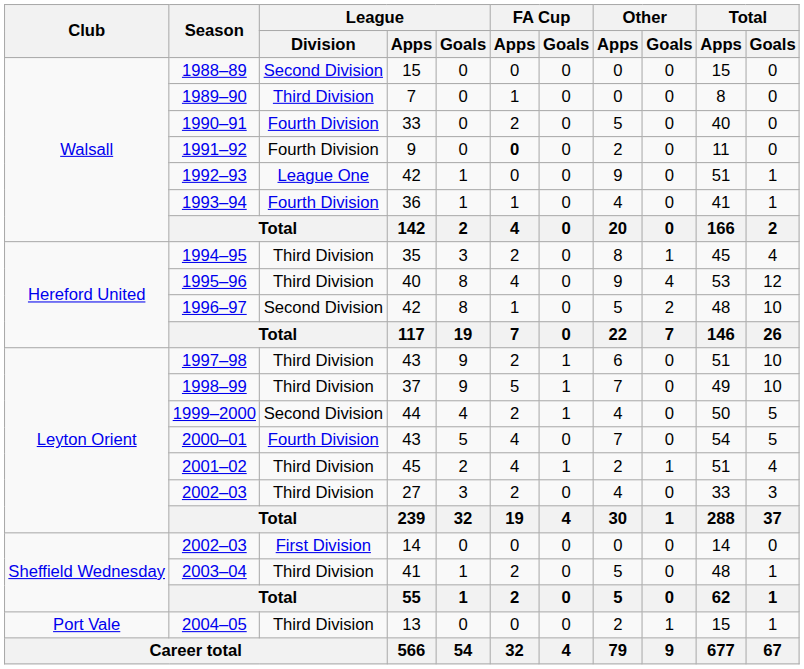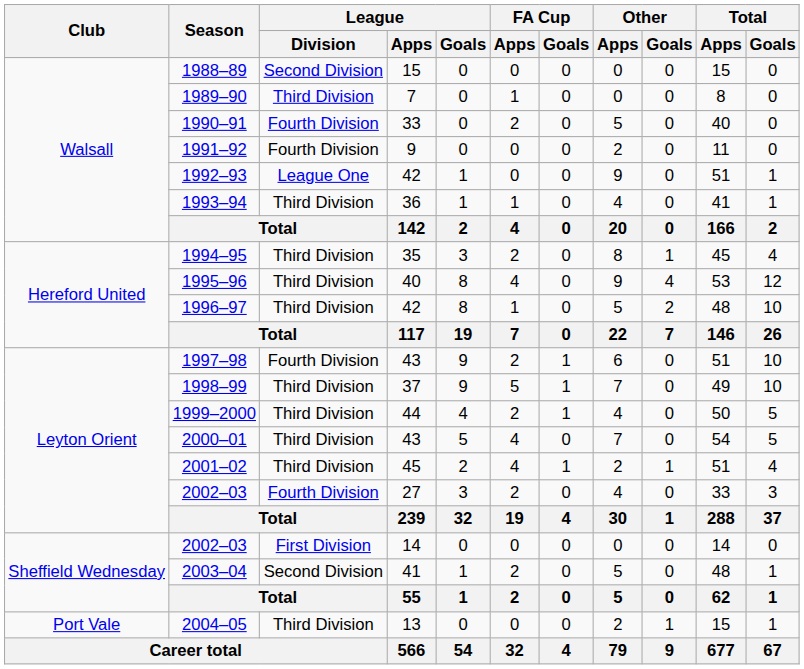(515, 149) bold -> (515, 149) normal
(323, 202) Fourth Division -> (323, 202) Third Division
(323, 307) Second Division -> (323, 307) Third Division
(323, 360) Third Division -> (323, 360) Fourth Division
(323, 413) Second Division -> (323, 413) Third Division
(323, 439) Fourth Division -> (323, 439) Third Division
(323, 492) Third Division -> (323, 492) Fourth Division
(323, 571) Third Division -> (323, 571) Second Division
